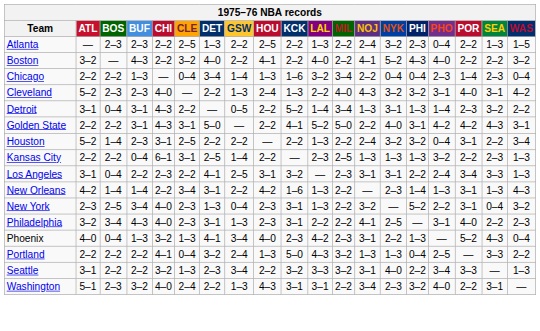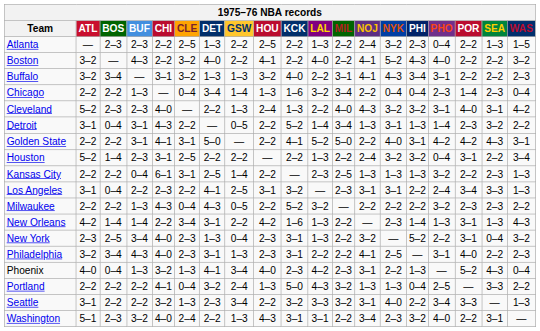+ row: (22, 77)
(163, 125) 4–3 -> (163, 142) 4–1
+ row: (31, 206)
